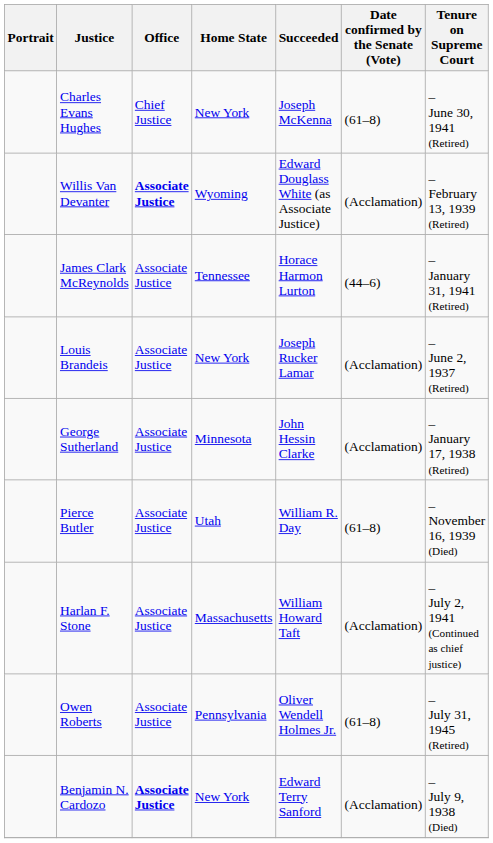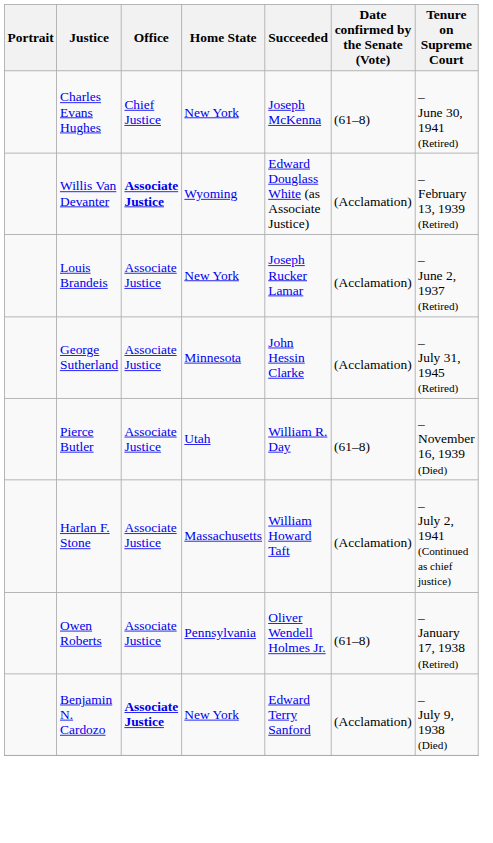- row: (94, 275)
(452, 446) – January 17, 1938 (Retired) -> (439, 365) – July 31, 1945 (Retired)
(450, 722) – July 31, 1945 (Retired) -> (441, 640) – January 17, 1938 (Retired)
